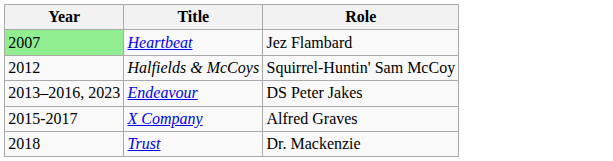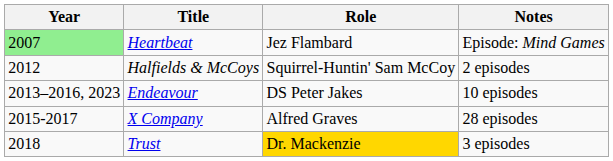+ column: (534, 17)
(314, 144) no background -> (314, 144) gold background
